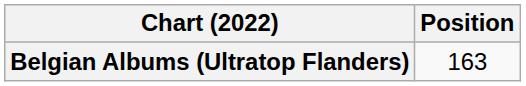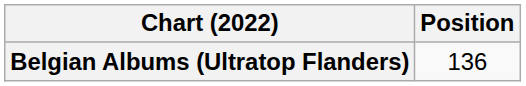(467, 61) 163 -> (467, 61) 136
